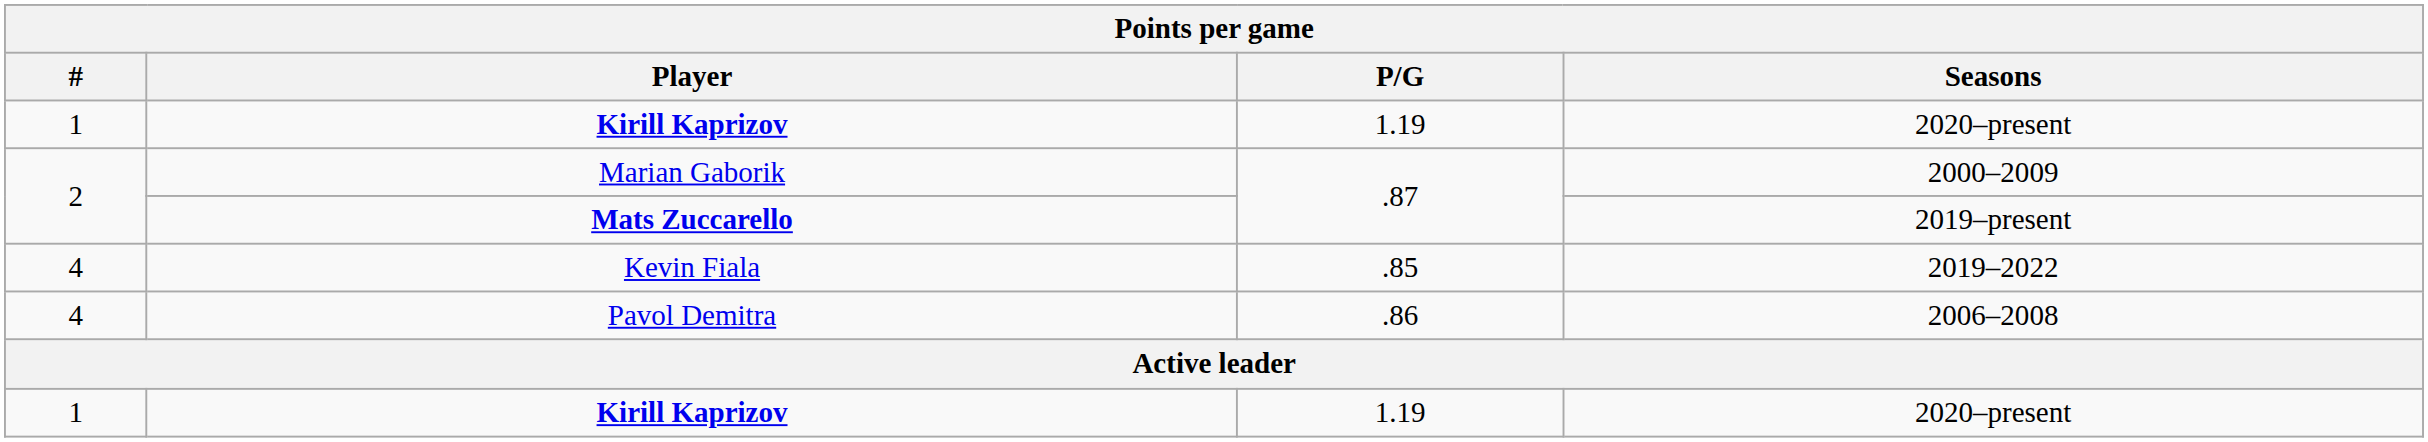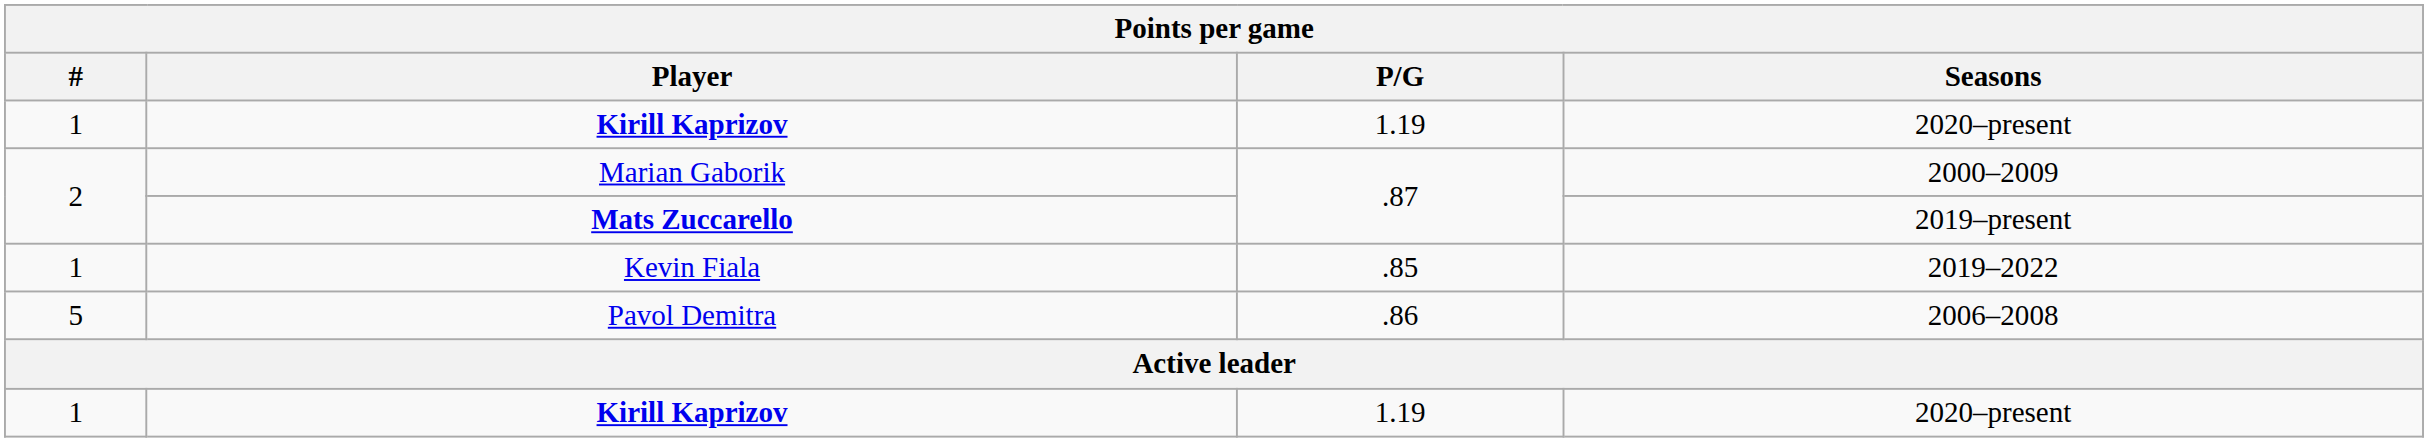(76, 267) 4 -> (76, 267) 1
(76, 315) 4 -> (76, 315) 5
